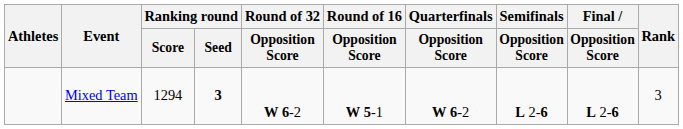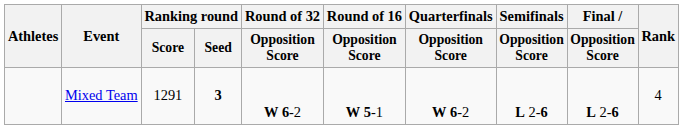(168, 95) 1294 -> (168, 95) 1291
(658, 95) 3 -> (658, 95) 4
